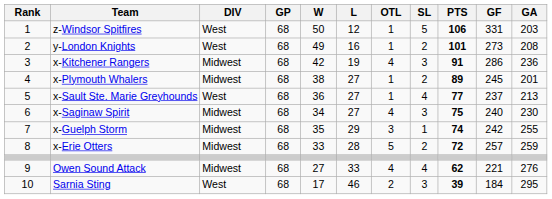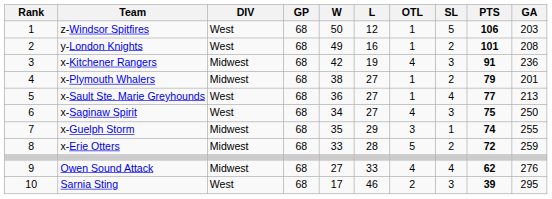- column: (494, 12)
(457, 79) 89 -> (490, 79) 79
(222, 113) Midwest -> (222, 113) West
(529, 113) 230 -> (529, 113) 250
